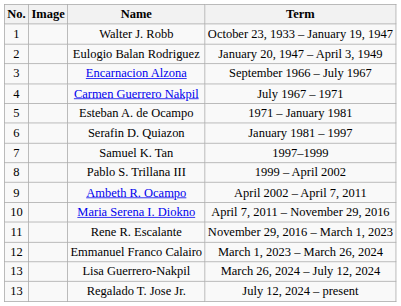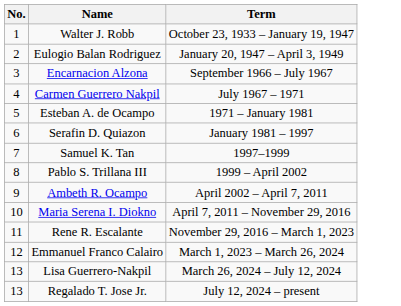- column: (48, 14)
